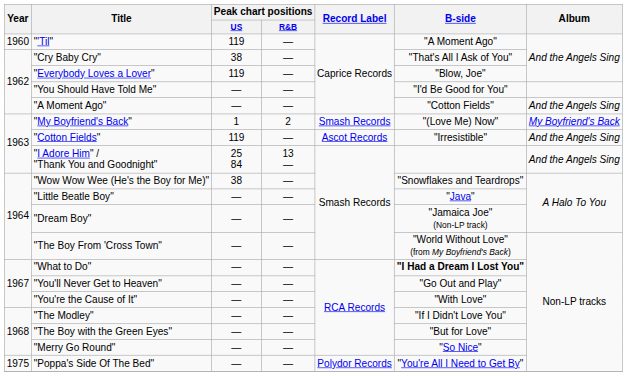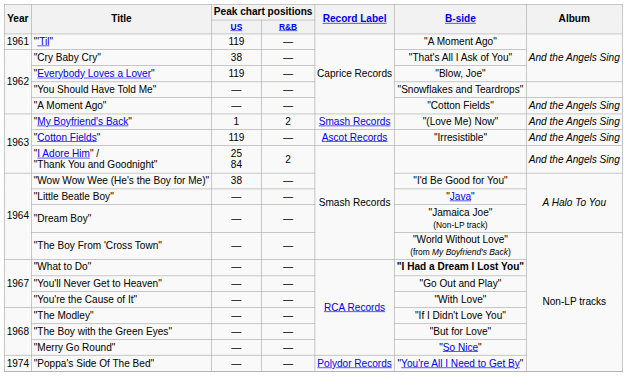(18, 41) 1960 -> (18, 41) 1961
(460, 89) "I'd Be Good for You" -> (460, 89) "Snowflakes and Teardrops"
(574, 121) My Boyfriend's Back -> (574, 121) And the Angels Sing
(288, 159) 13 — -> (288, 159) 2
(460, 181) "Snowflakes and Teardrops" -> (460, 181) "I'd Be Good for You"
(18, 363) 1975 -> (18, 363) 1974
